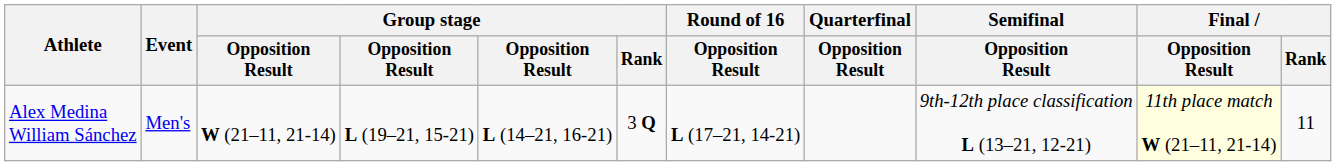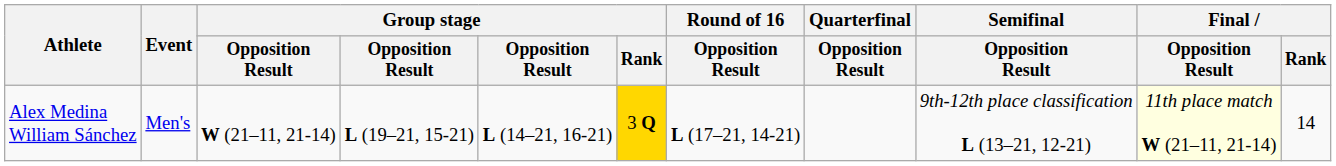(642, 123) no background -> (642, 123) gold background
(1306, 123) 11 -> (1306, 123) 14
